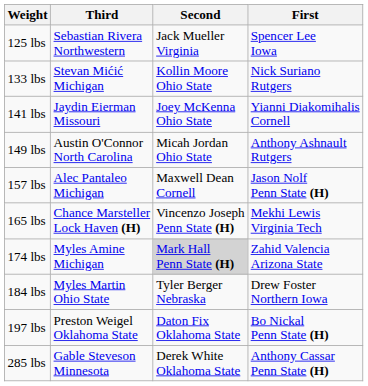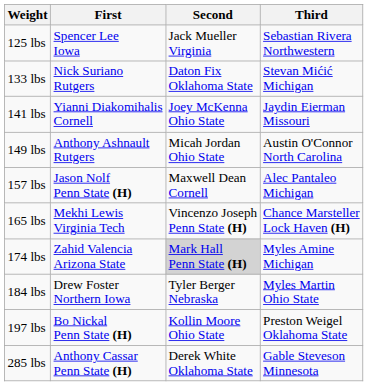columns swapped: (305, 14) <-> (102, 14)
(192, 78) Kollin Moore Ohio State -> (211, 78) Daton Fix Oklahoma State
(198, 327) Daton Fix Oklahoma State -> (204, 327) Kollin Moore Ohio State
